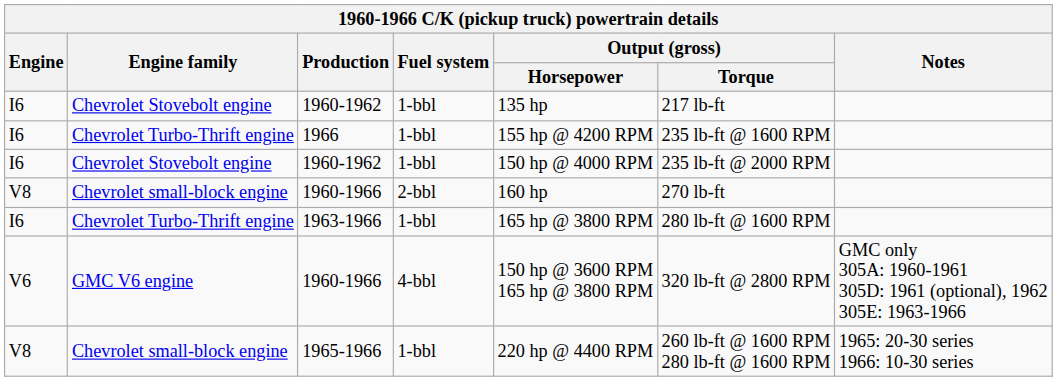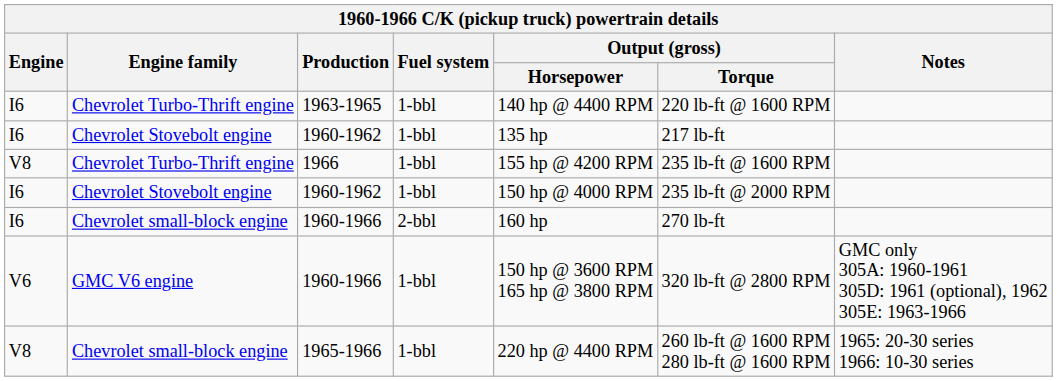+ row: (183, 105)
(16, 134) I6 -> (20, 163) V8
(20, 192) V8 -> (16, 221) I6
- row: (183, 221)
(417, 281) 4-bbl -> (417, 281) 1-bbl
